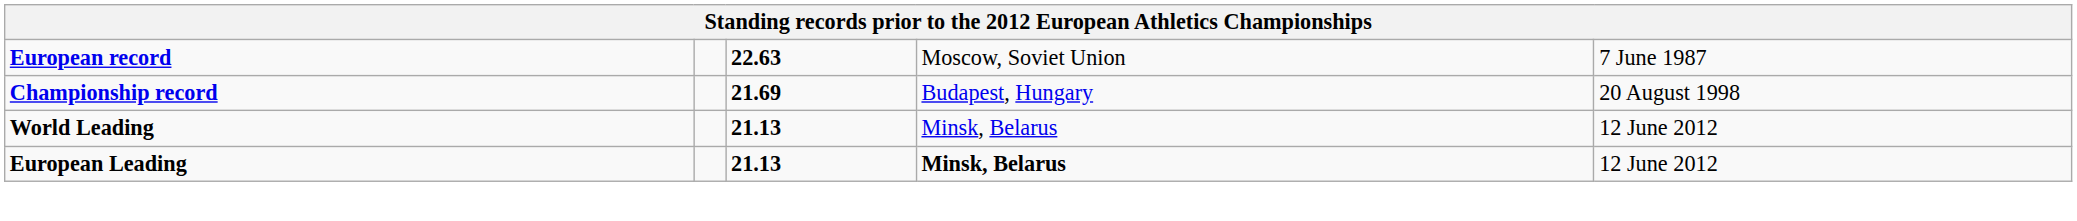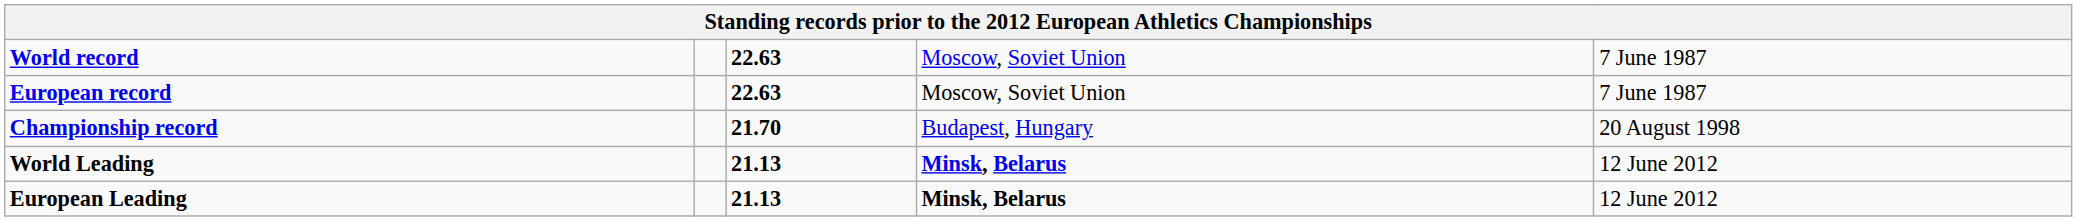+ row: (74, 57)
(756, 92) 21.69 -> (756, 127) 21.70
(989, 127) normal -> (994, 163) bold
